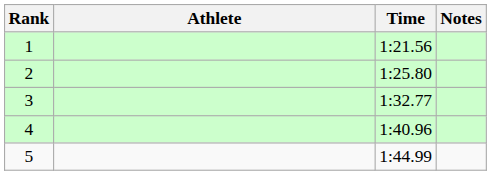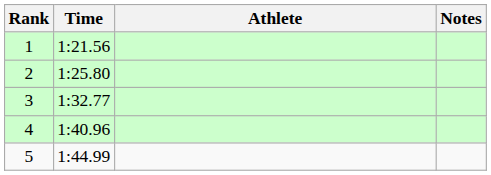columns swapped: (214, 18) <-> (406, 18)
